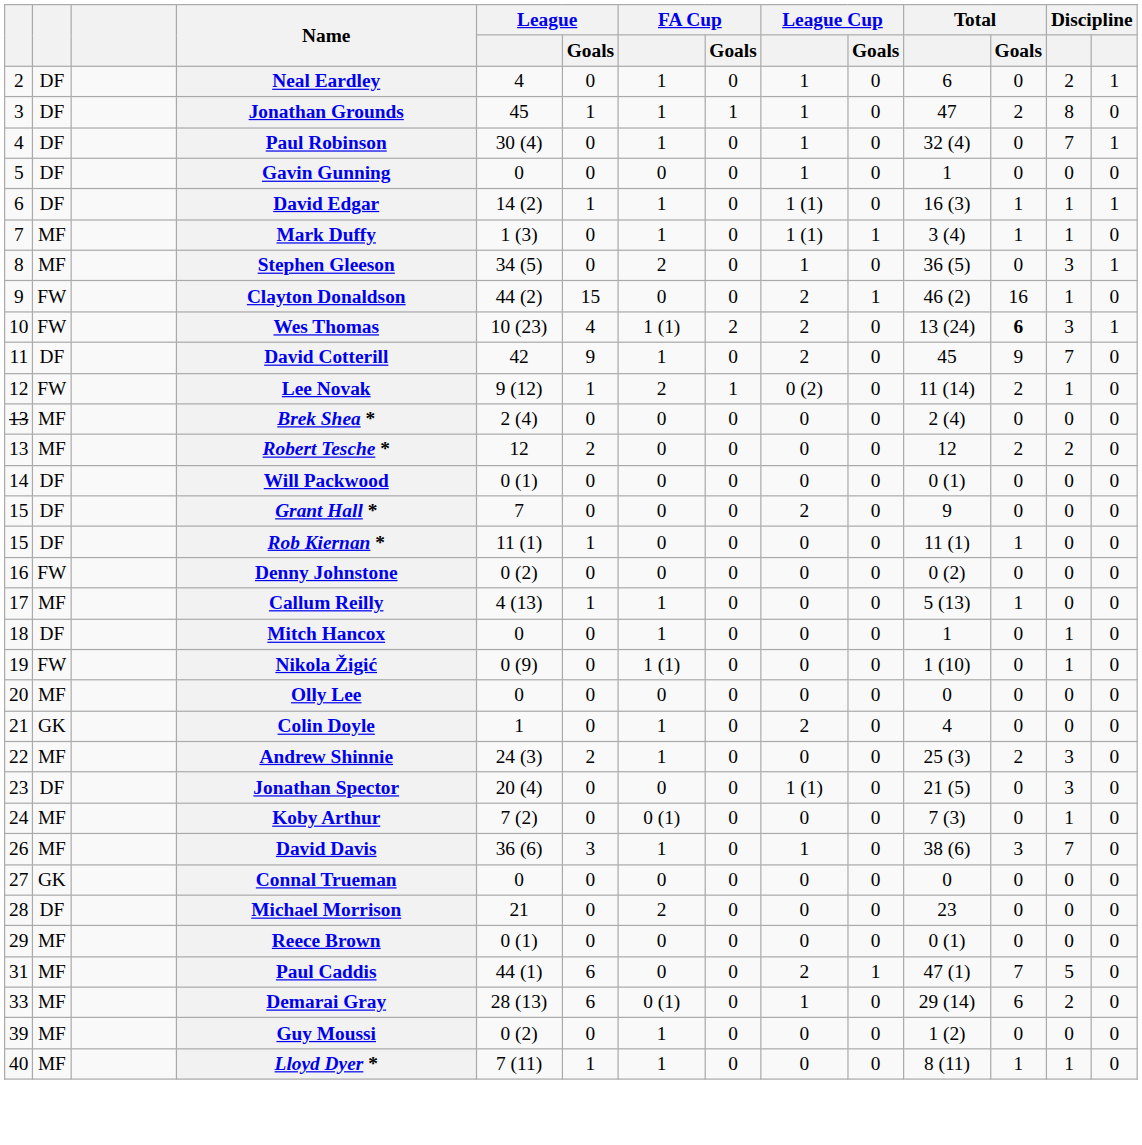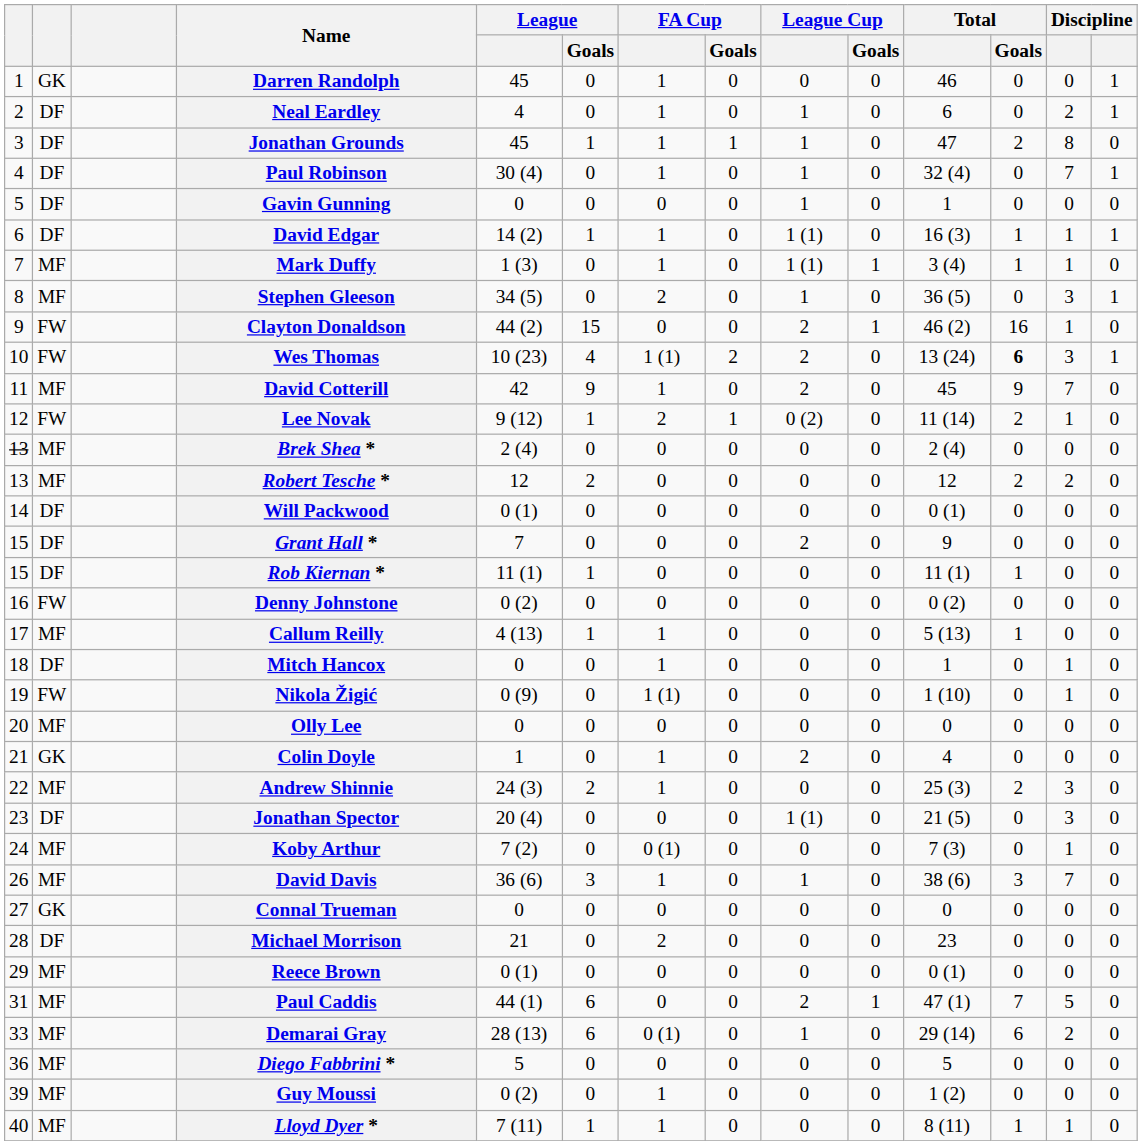+ row: (326, 81)
(52, 357) DF -> (52, 388) MF
+ row: (326, 1063)
